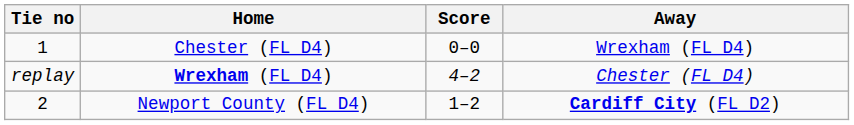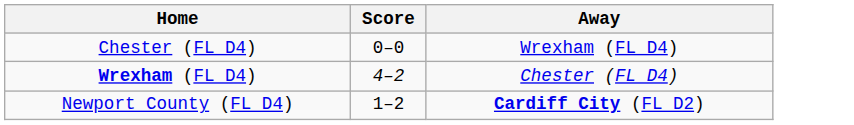- column: (43, 19)
